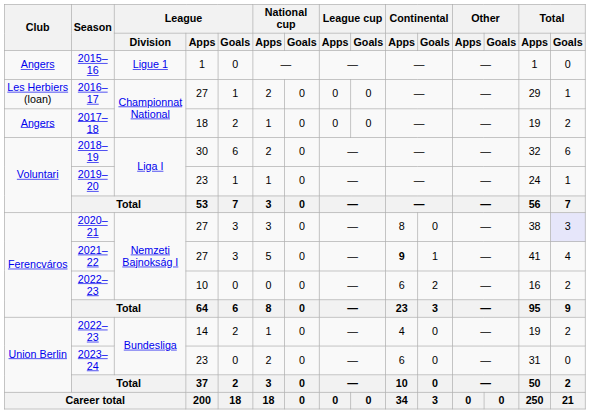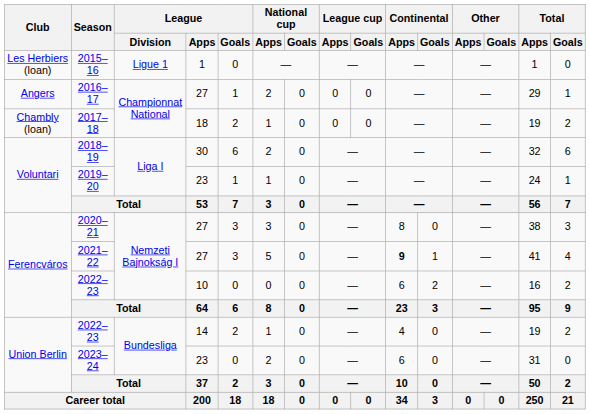(38, 65) Angers -> (38, 65) Les Herbiers (loan)
(38, 94) Les Herbiers (loan) -> (38, 94) Angers
(38, 123) Angers -> (38, 123) Chambly (loan)
(568, 227) lavender background -> (568, 227) no background
